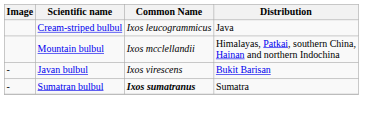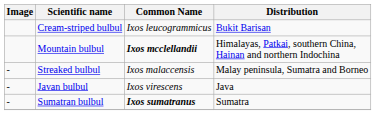(225, 28) Java -> (243, 28) Bukit Barisan
(161, 49) normal -> (162, 49) bold
+ row: (69, 70)
(243, 70) Bukit Barisan -> (225, 86) Java
